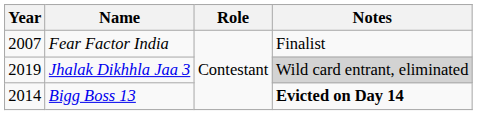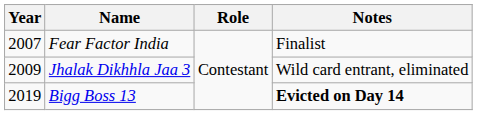(25, 69) 2019 -> (25, 69) 2009
(372, 69) lightgrey background -> (372, 69) no background
(25, 95) 2014 -> (25, 95) 2019
